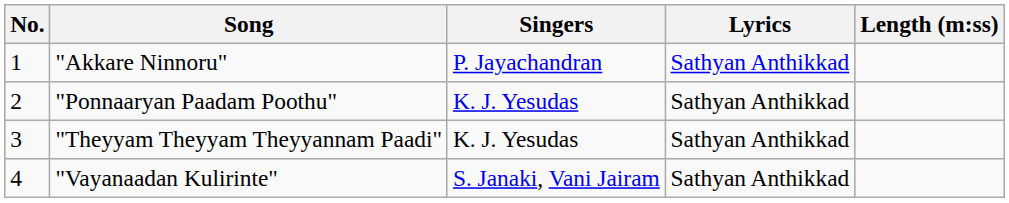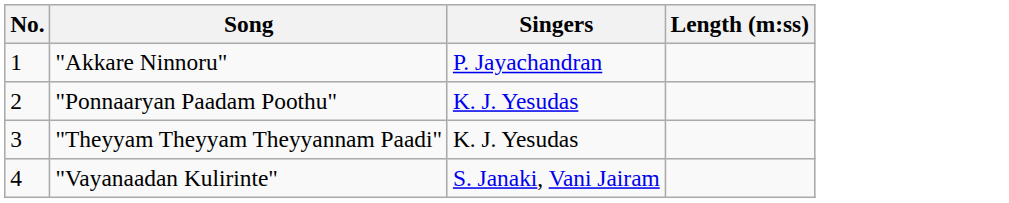- column: (760, 23)
